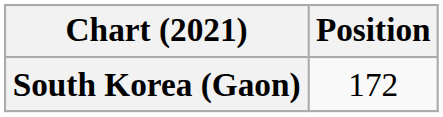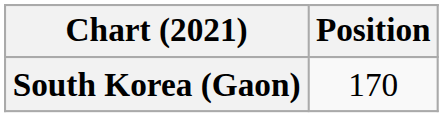(373, 83) 172 -> (373, 83) 170
